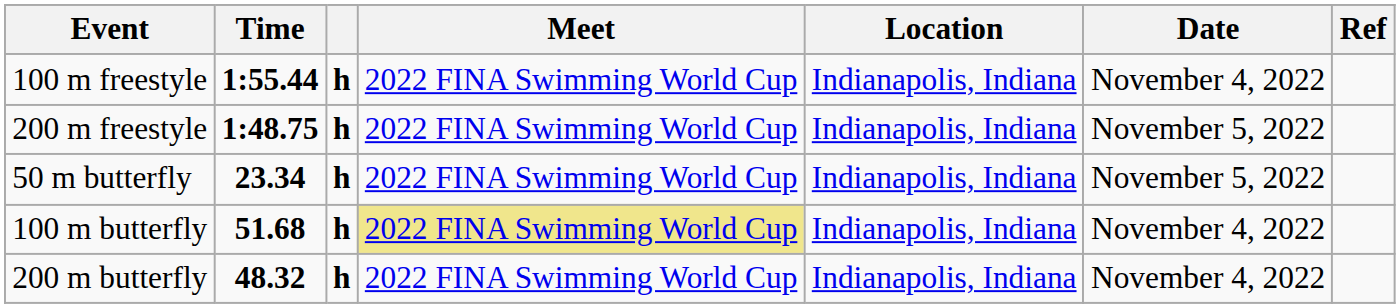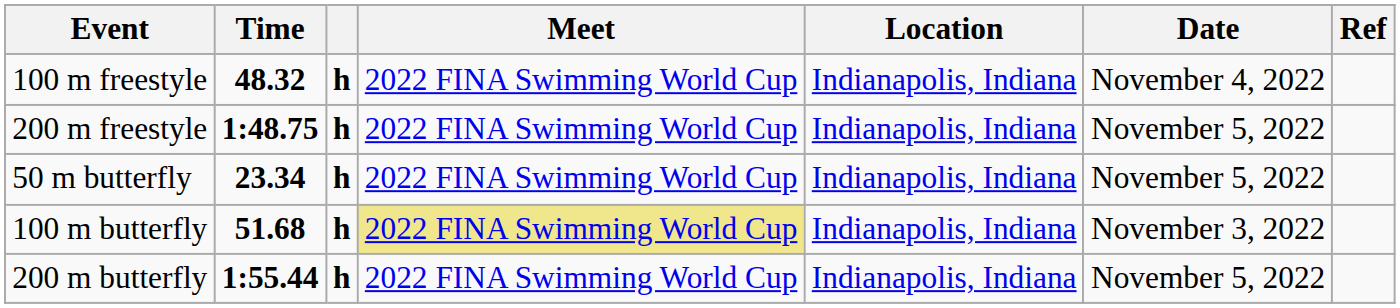(270, 79) 1:55.44 -> (270, 79) 48.32
(1208, 228) November 4, 2022 -> (1208, 228) November 3, 2022
(270, 278) 48.32 -> (270, 278) 1:55.44
(1208, 278) November 4, 2022 -> (1208, 278) November 5, 2022
